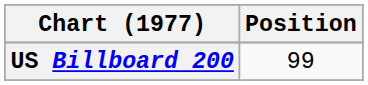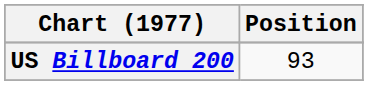(301, 62) 99 -> (301, 62) 93
